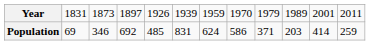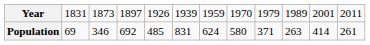(238, 31) 586 -> (238, 31) 580
(293, 31) 203 -> (293, 31) 263
(348, 31) 259 -> (348, 31) 261
